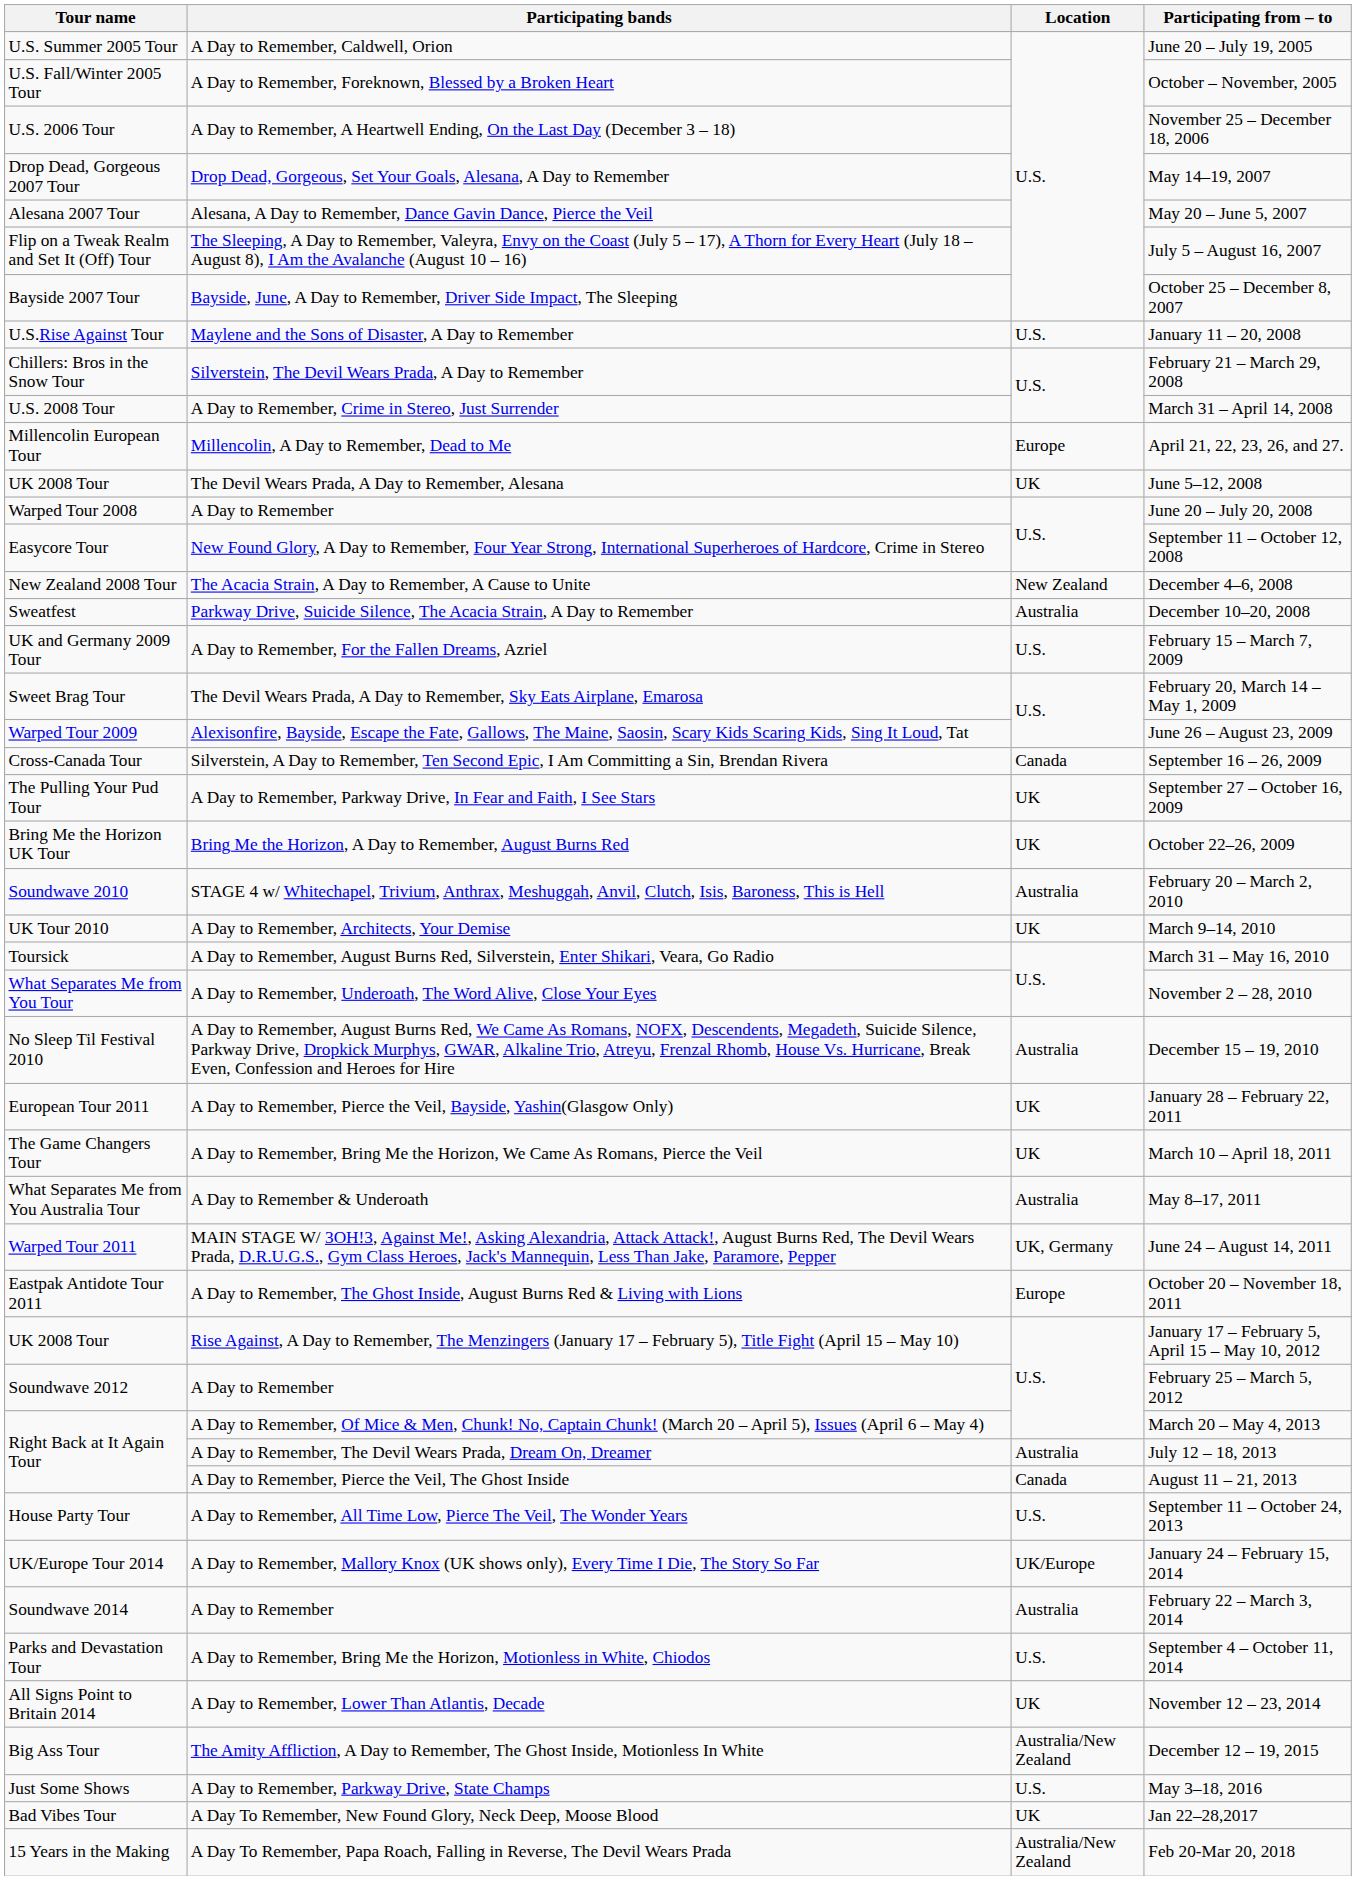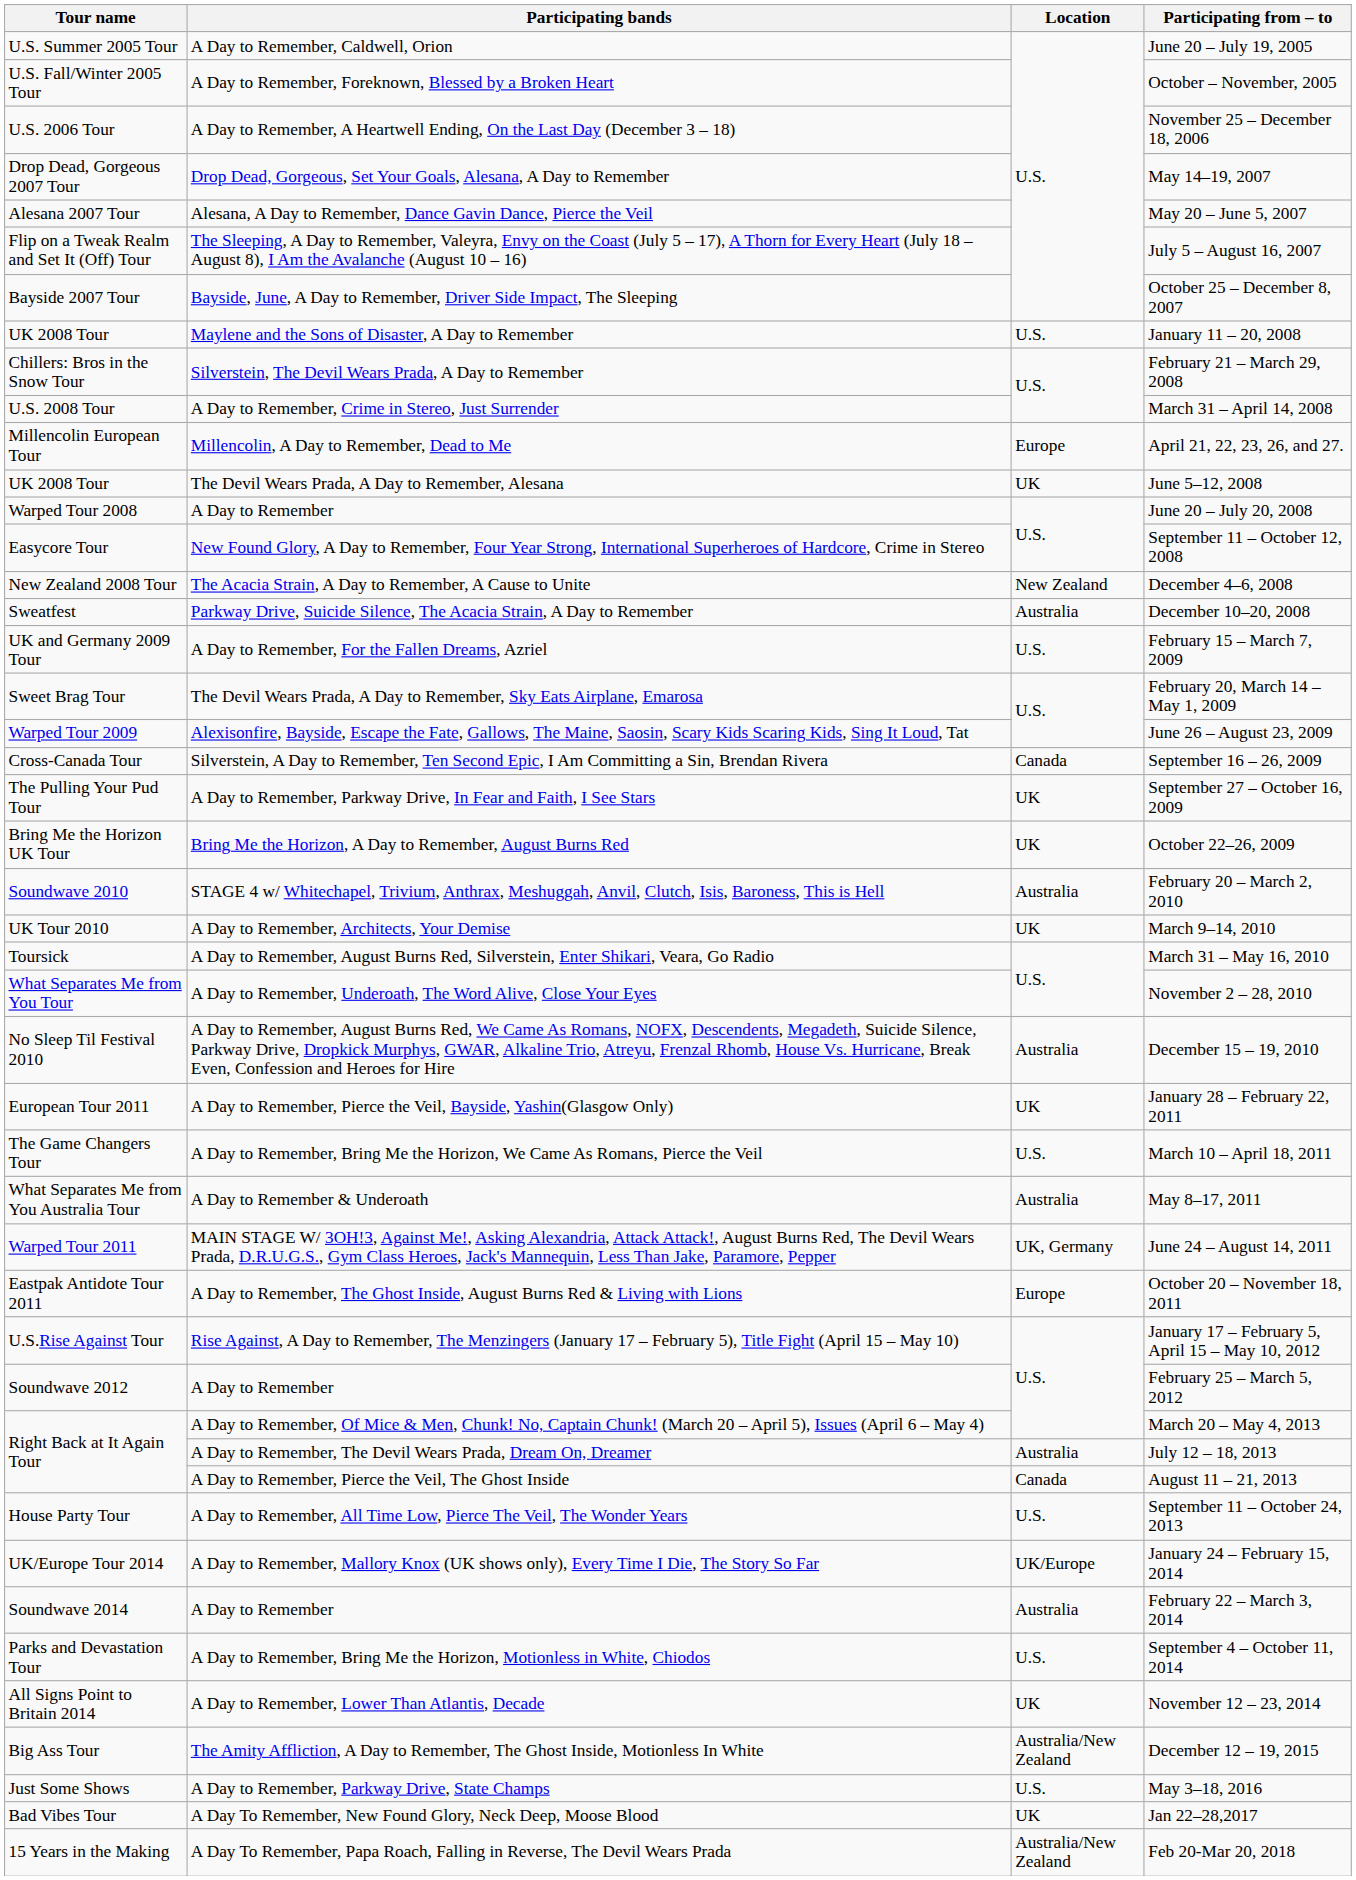(86, 334) U.S.Rise Against Tour -> (59, 334) UK 2008 Tour
(1028, 1153) UK -> (1031, 1153) U.S.
(59, 1340) UK 2008 Tour -> (86, 1340) U.S.Rise Against Tour
